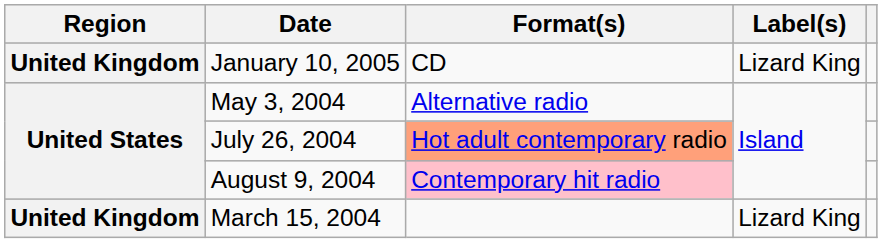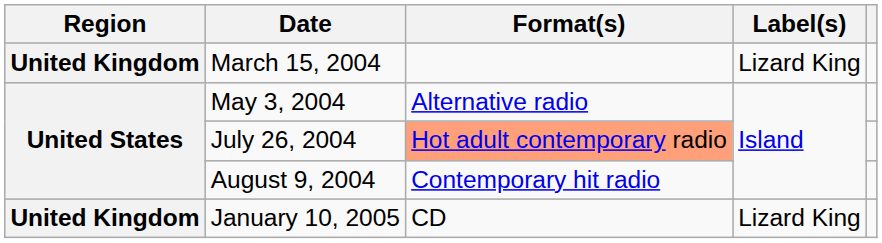rows swapped: (296, 218) <-> (305, 62)
(536, 179) pink background -> (536, 179) no background
